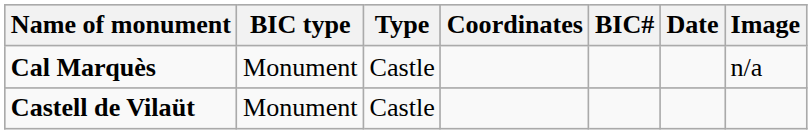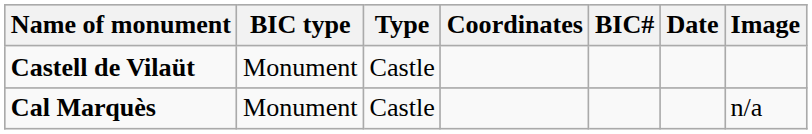rows swapped: (83, 66) <-> (103, 107)
